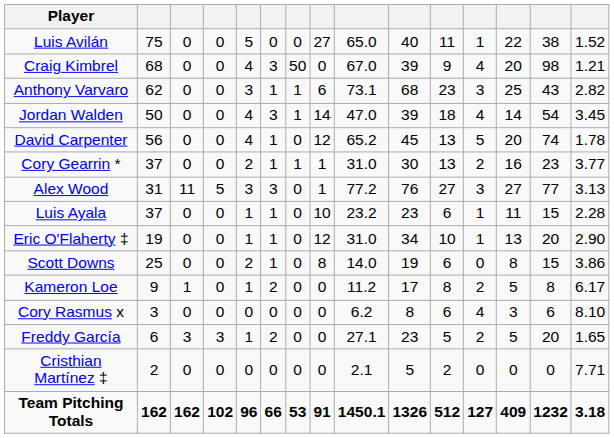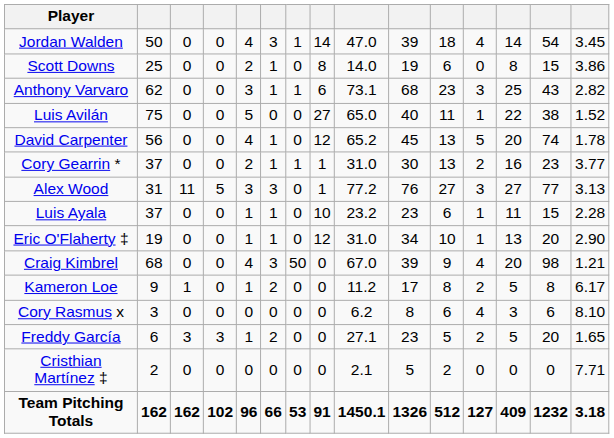rows swapped: (71, 41) <-> (71, 115)
rows swapped: (71, 66) <-> (71, 262)
